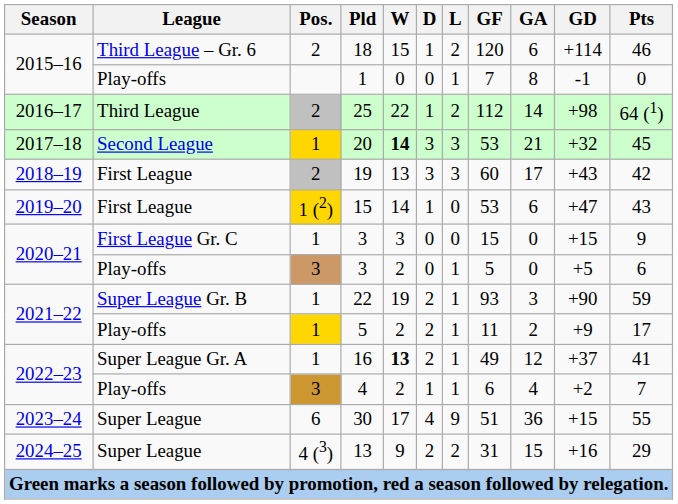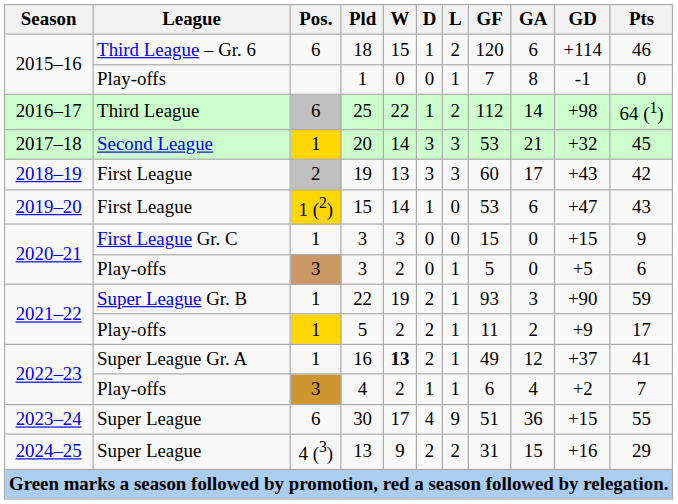(316, 49) 2 -> (316, 49) 6
(316, 111) 2 -> (316, 111) 6
(400, 144) bold -> (400, 144) normal
